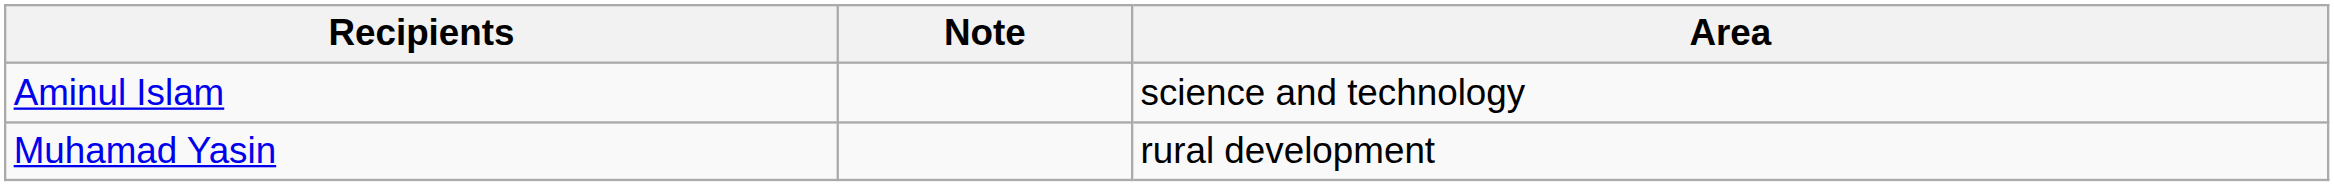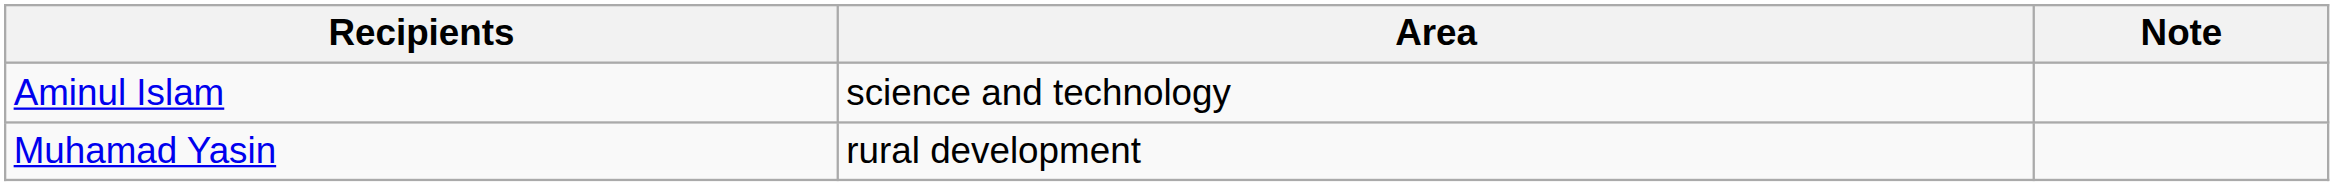columns swapped: (1730, 33) <-> (985, 33)
